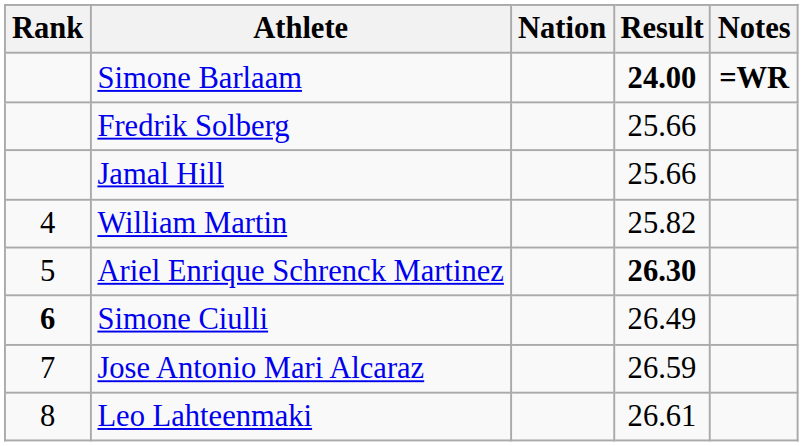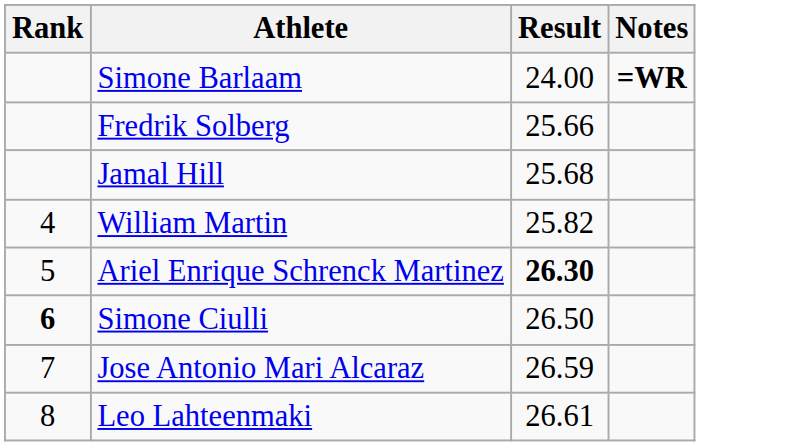- column: (562, 28)
(662, 77) bold -> (560, 77) normal
(662, 174) 25.66 -> (560, 174) 25.68
(662, 319) 26.49 -> (560, 319) 26.50
